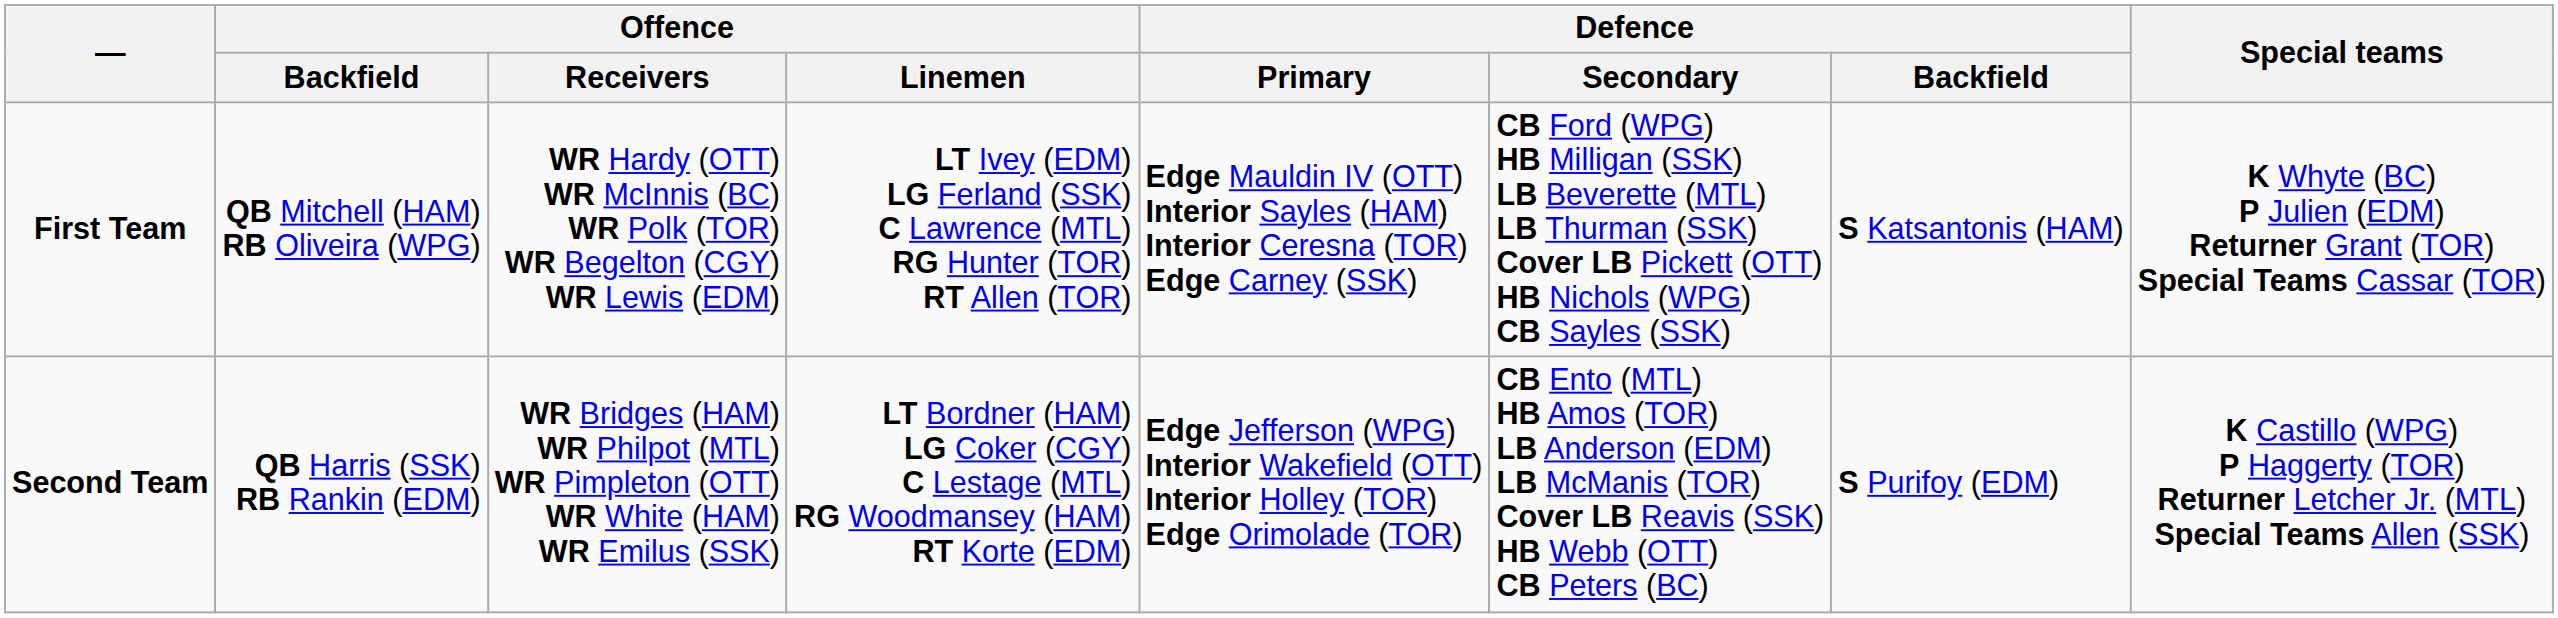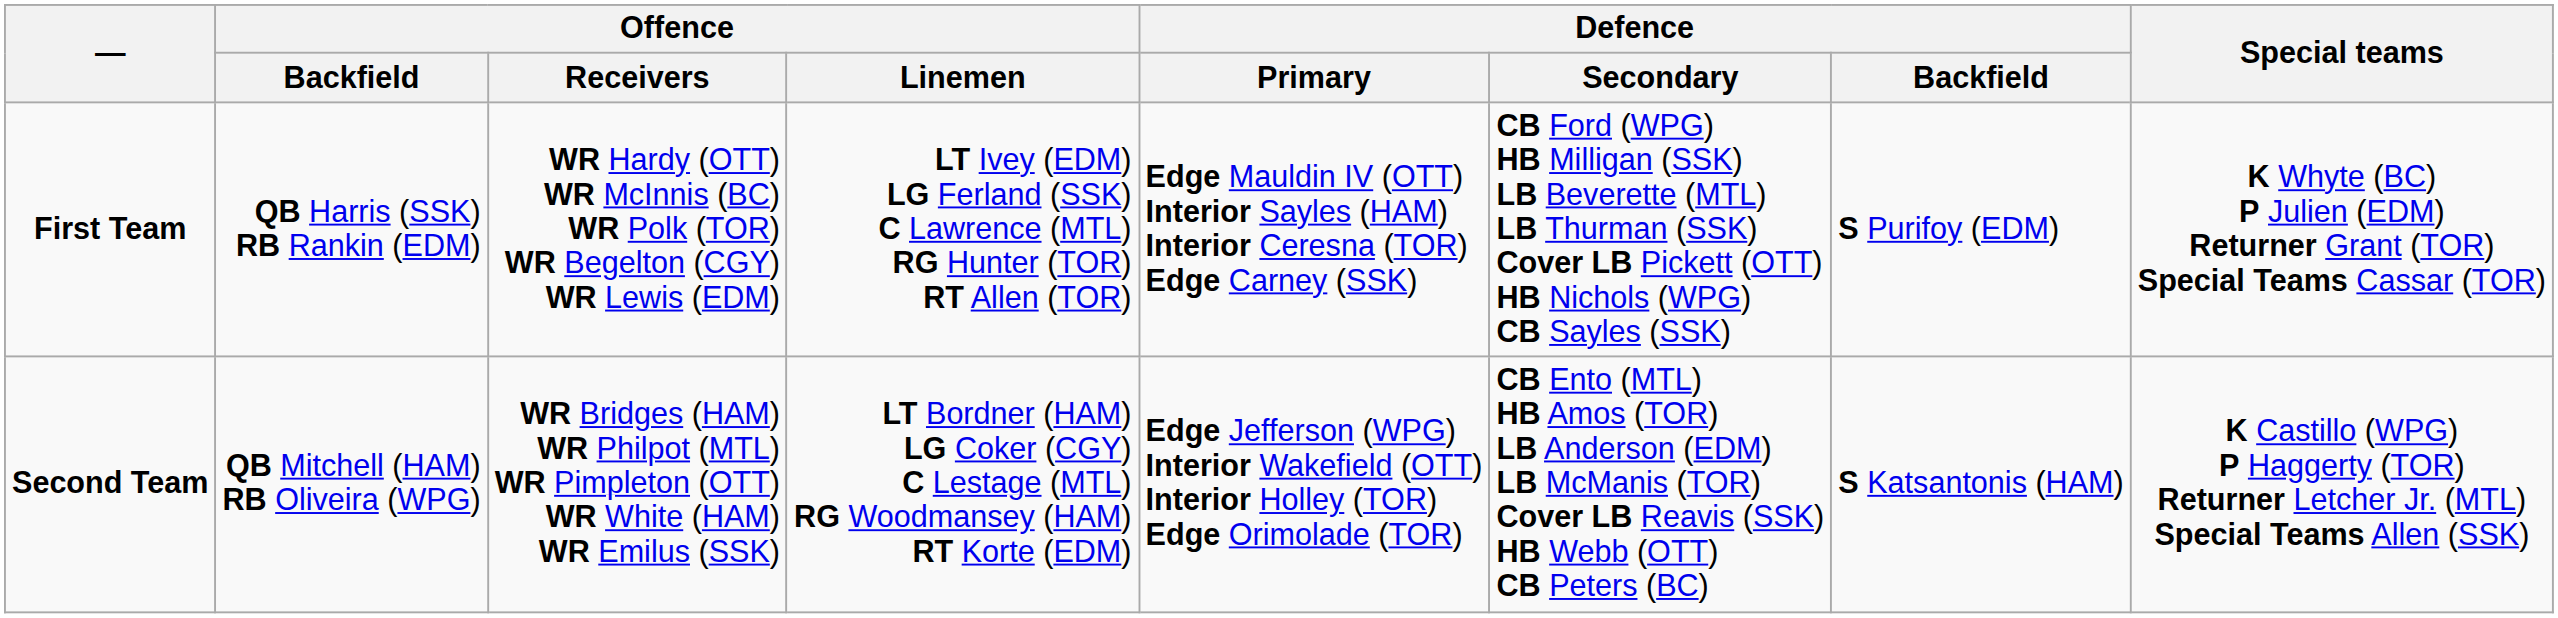(352, 228) QB Mitchell (HAM) RB Oliveira (WPG) -> (358, 228) QB Harris (SSK) RB Rankin (EDM)
(1981, 228) S Katsantonis (HAM) -> (1949, 228) S Purifoy (EDM)
(358, 483) QB Harris (SSK) RB Rankin (EDM) -> (352, 483) QB Mitchell (HAM) RB Oliveira (WPG)
(1949, 483) S Purifoy (EDM) -> (1981, 483) S Katsantonis (HAM)
